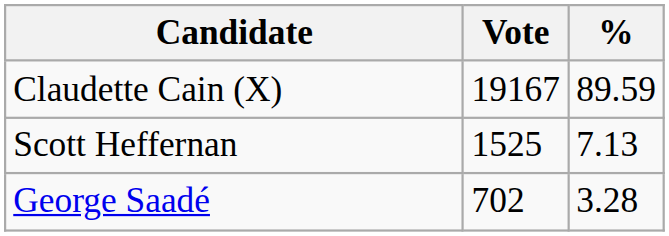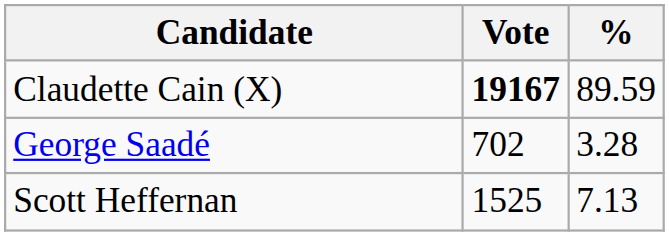(516, 88) normal -> (516, 88) bold
rows swapped: (125, 144) <-> (112, 200)
